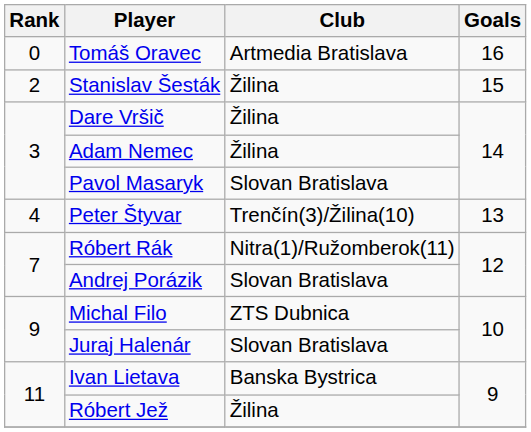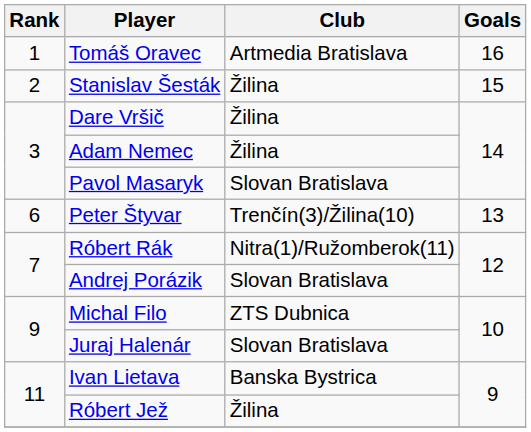(34, 53) 0 -> (34, 53) 1
(34, 215) 4 -> (34, 215) 6
